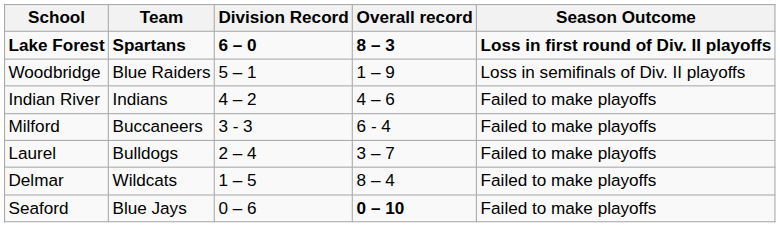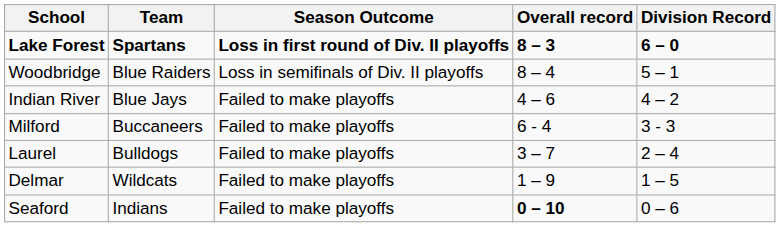columns swapped: (284, 18) <-> (626, 18)
(376, 72) 1 – 9 -> (536, 72) 8 – 4
(140, 99) Indians -> (150, 99) Blue Jays
(376, 180) 8 – 4 -> (536, 180) 1 – 9
(150, 208) Blue Jays -> (140, 208) Indians
